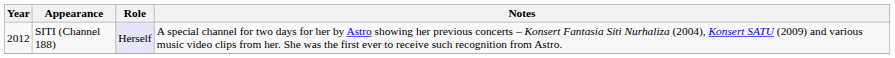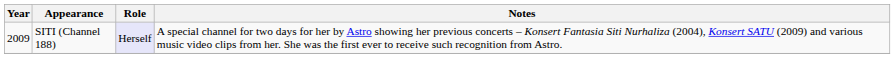(18, 37) 2012 -> (18, 37) 2009
